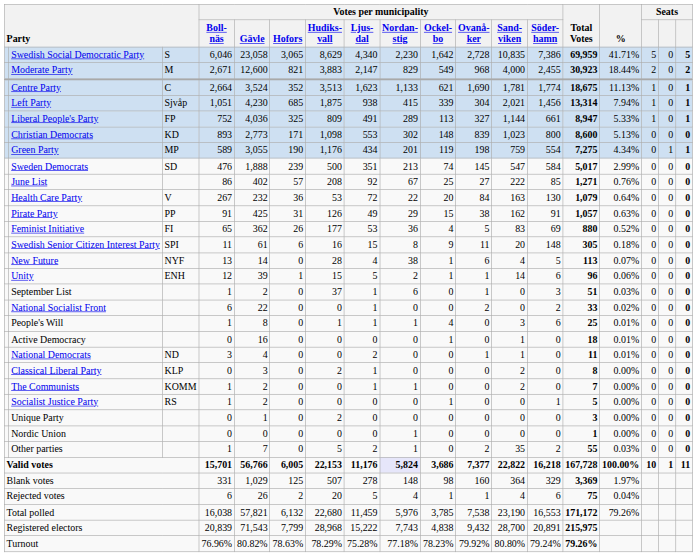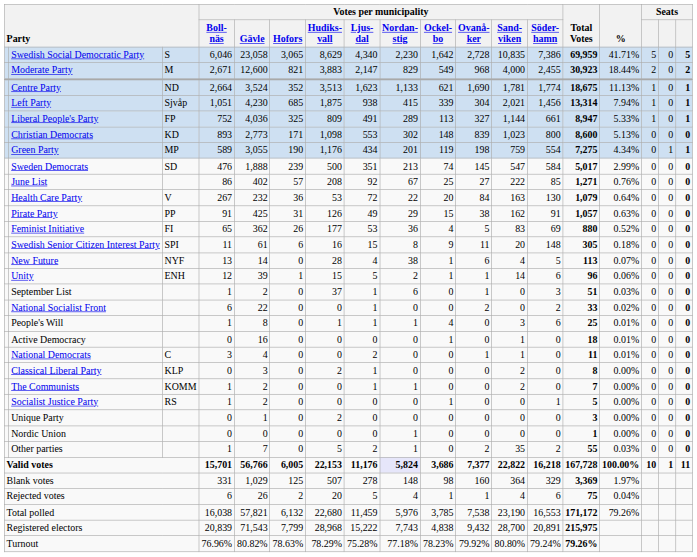(168, 87) C -> (172, 87) ND
(172, 355) ND -> (168, 355) C
